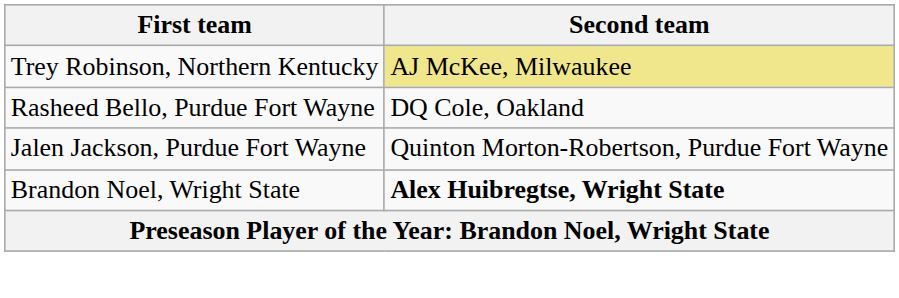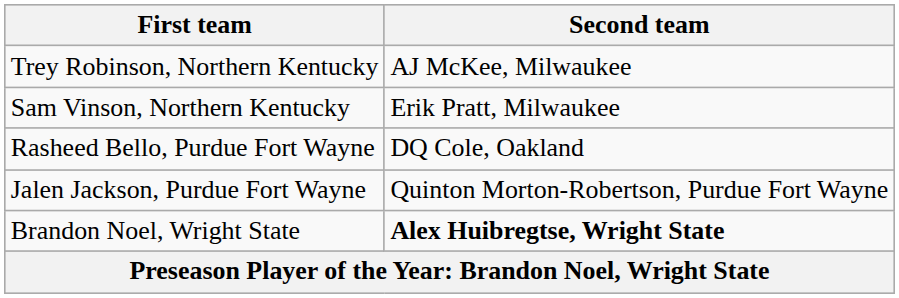(511, 66) khaki background -> (511, 66) no background
+ row: (180, 107)
